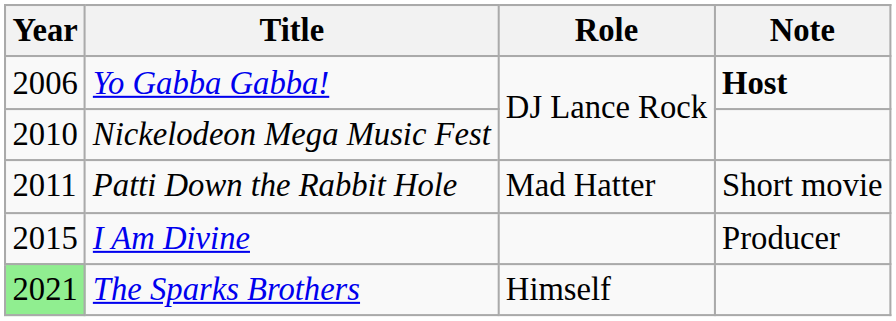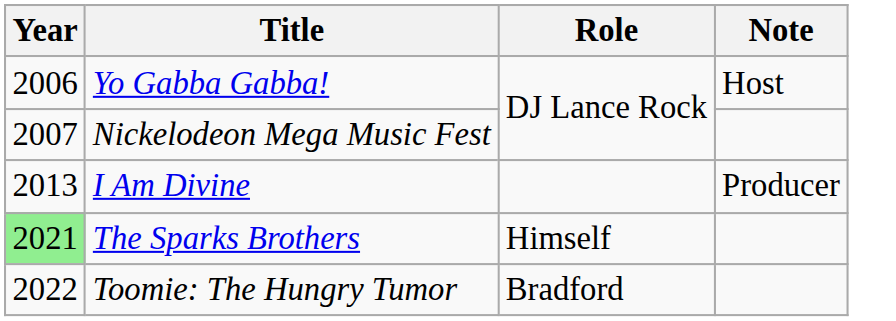(755, 82) bold -> (753, 82) normal
(45, 133) 2010 -> (45, 133) 2007
- row: (275, 185)
(45, 237) 2015 -> (45, 185) 2013
+ row: (275, 289)
